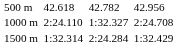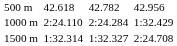(108, 22) 1:32.327 -> (108, 22) 2:24.284
(154, 22) 2:24.708 -> (154, 22) 1:32.429
(108, 38) 2:24.284 -> (108, 38) 1:32.327
(154, 38) 1:32.429 -> (154, 38) 2:24.708
